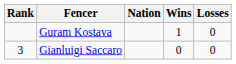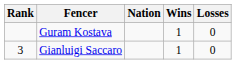(179, 50) 0 -> (179, 50) 1
